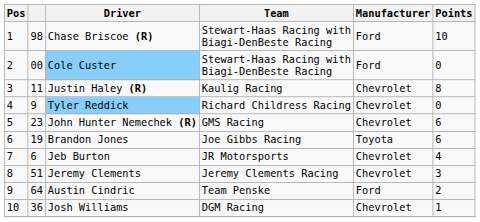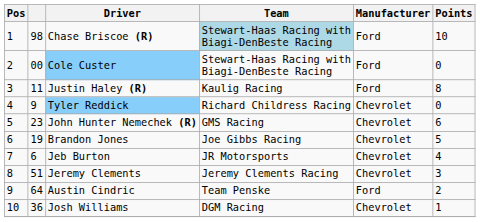(276, 36) no background -> (276, 36) lightblue background
(384, 88) Chevrolet -> (368, 88) Ford
(374, 139) Toyota -> (384, 139) Chevrolet
(438, 139) 6 -> (438, 139) 5
